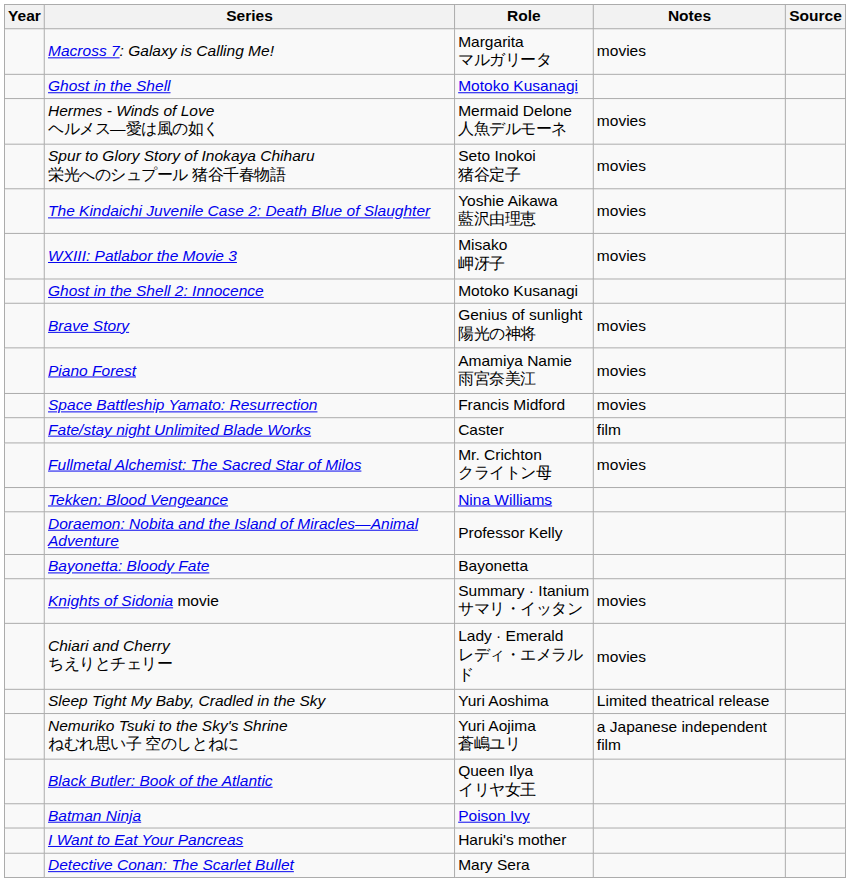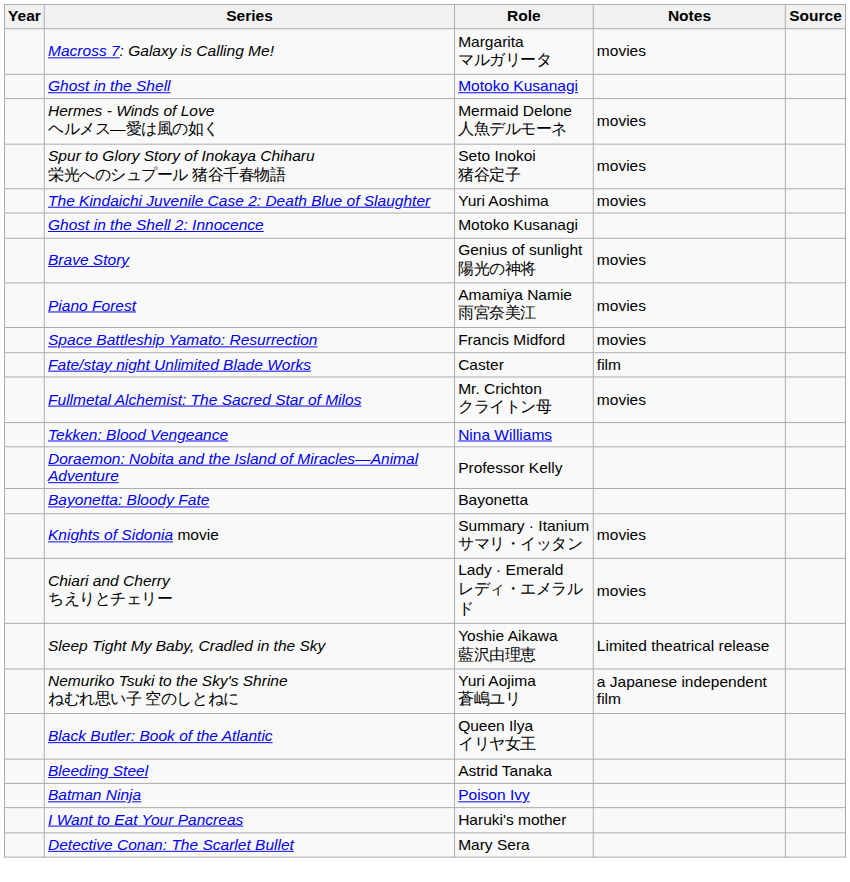(508, 210) Yoshie Aikawa 藍沢由理恵 -> (503, 200) Yuri Aoshima
- row: (142, 256)
(503, 701) Yuri Aoshima -> (508, 645) Yoshie Aikawa 藍沢由理恵
+ row: (98, 770)
